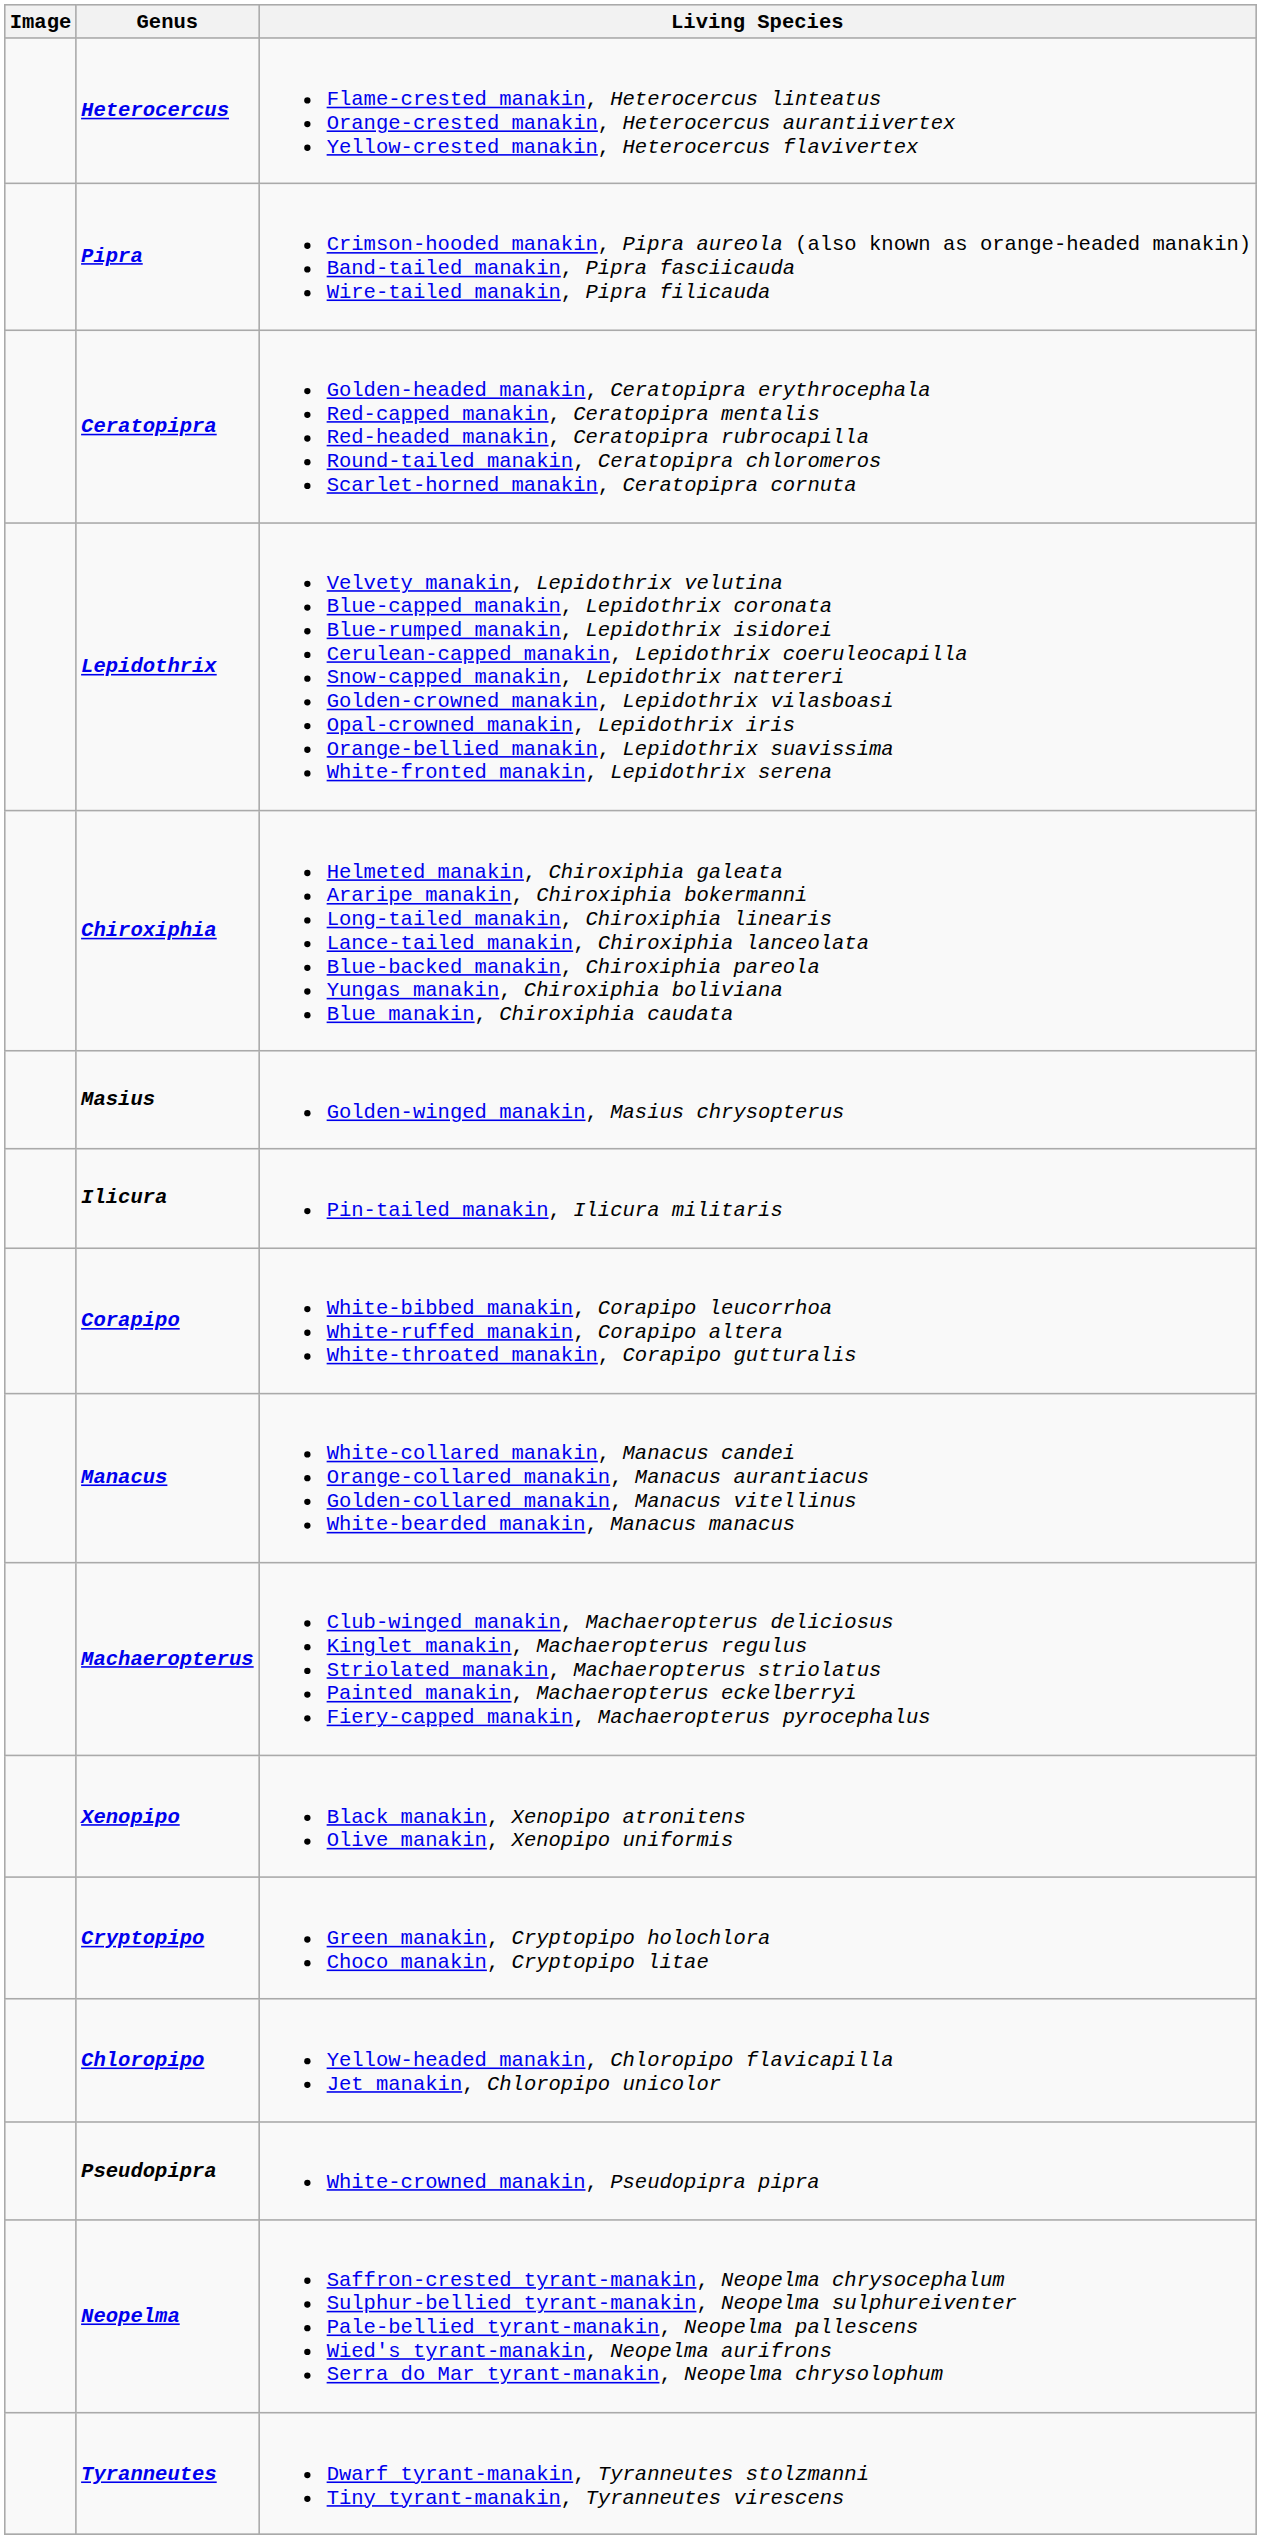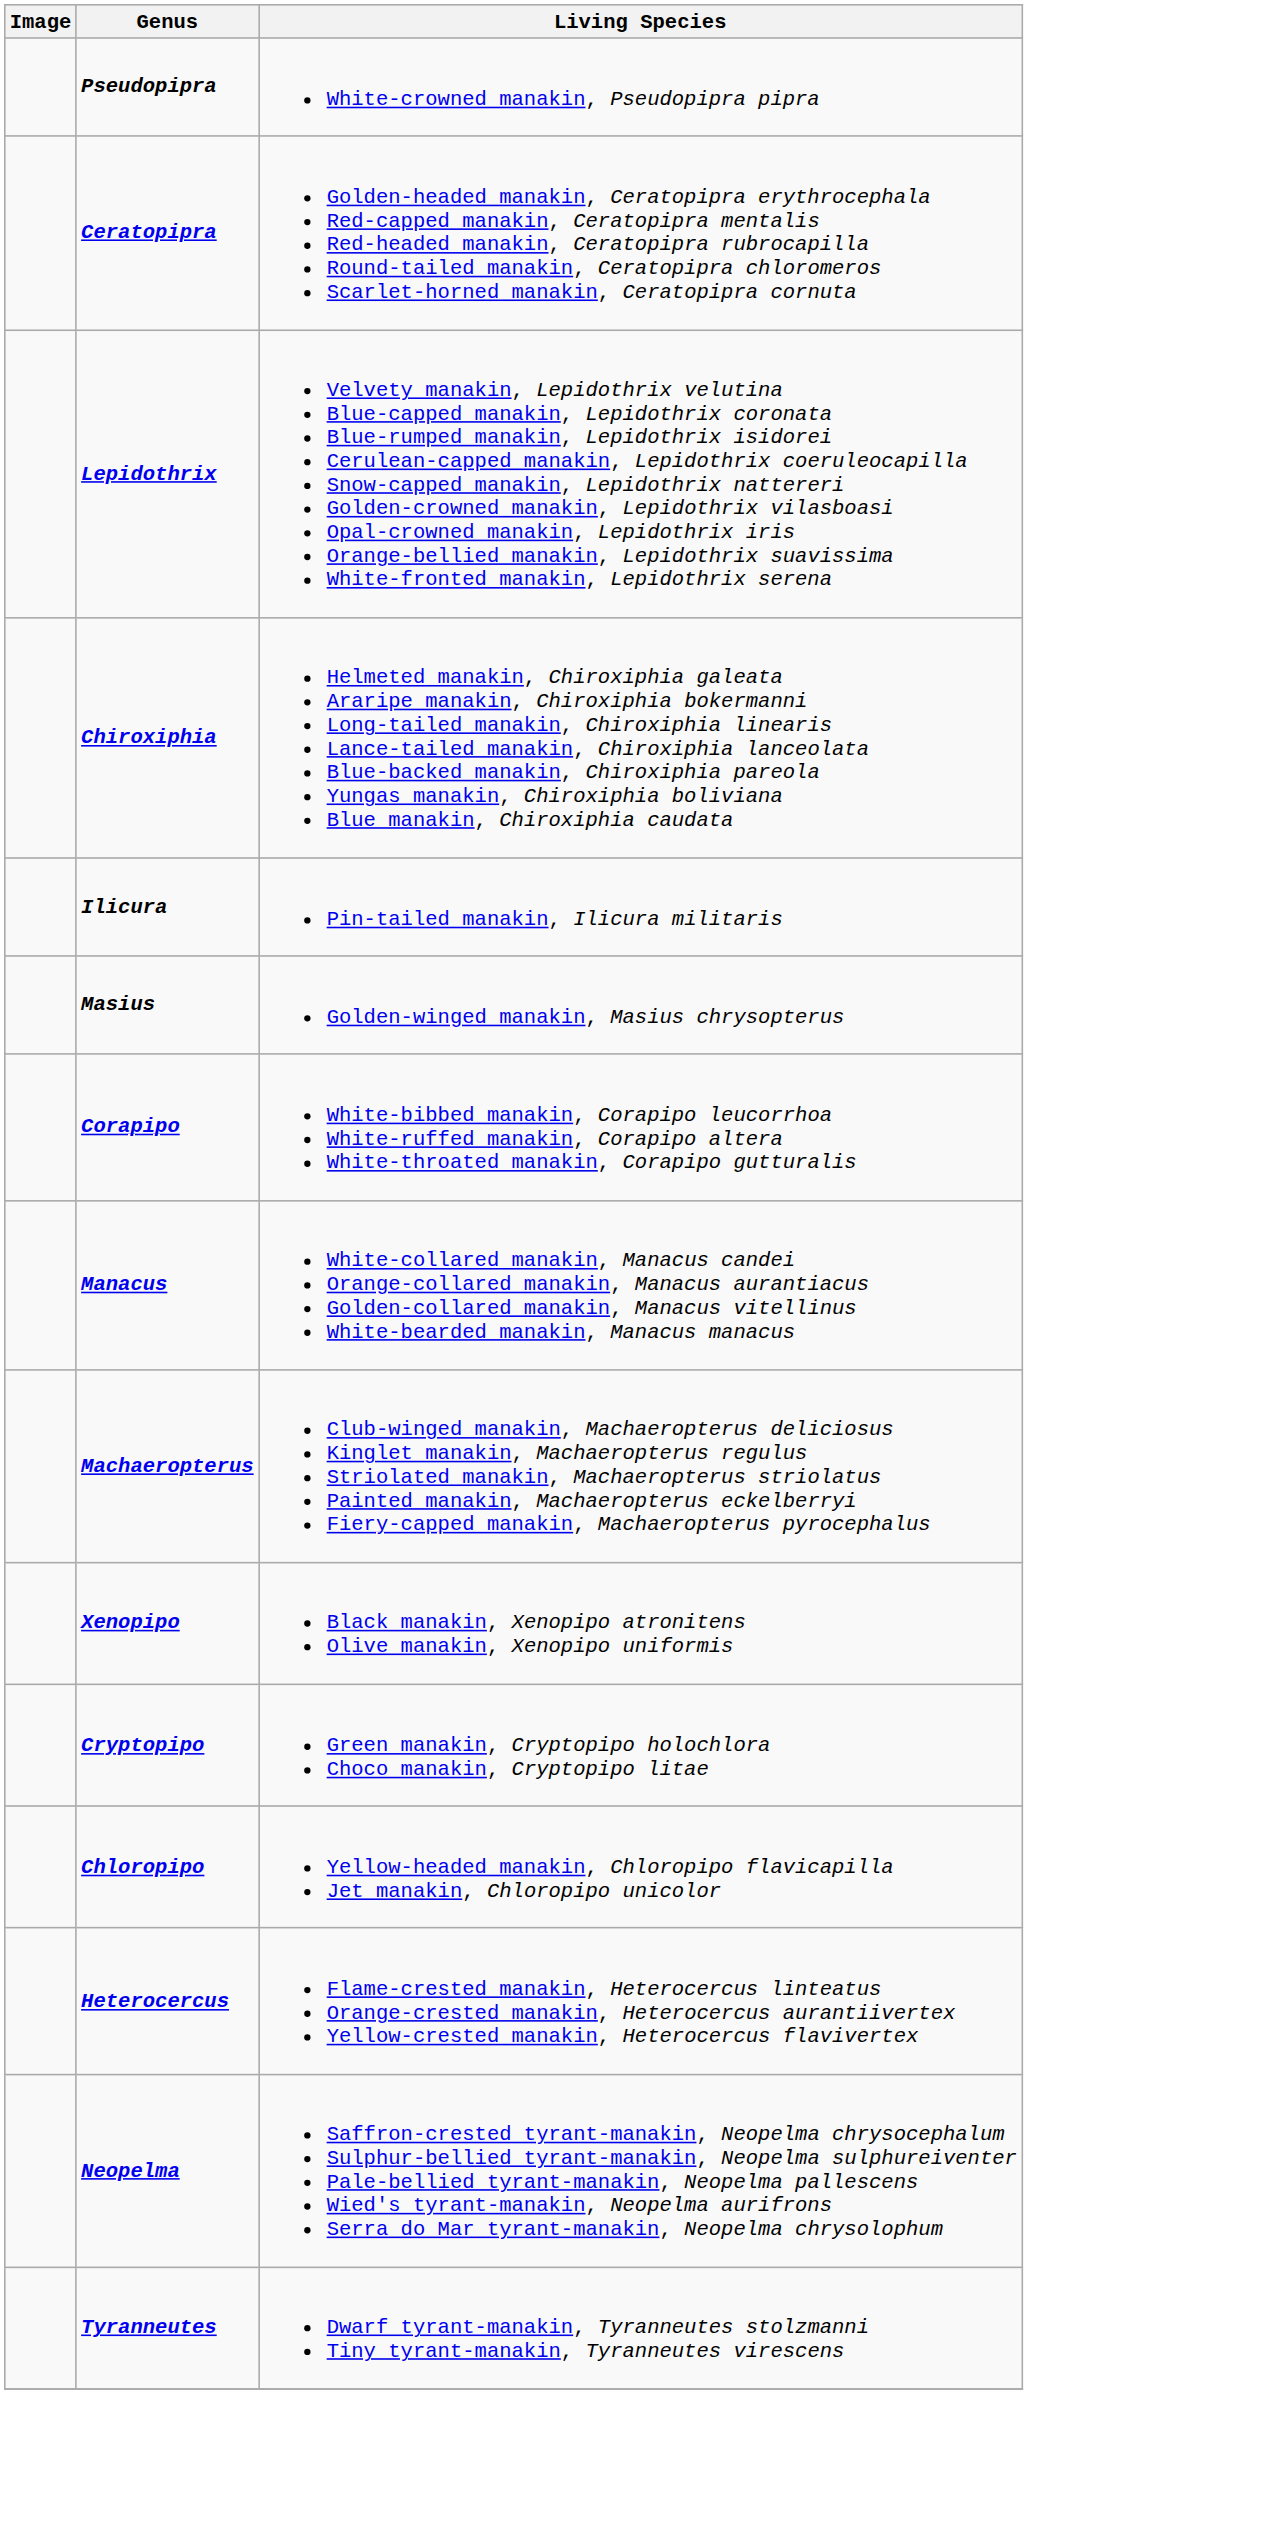rows swapped: (149, 2171) <-> (155, 111)
- row: (112, 257)
rows swapped: (124, 1198) <-> (118, 1100)
